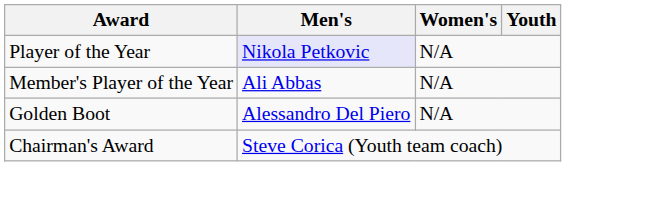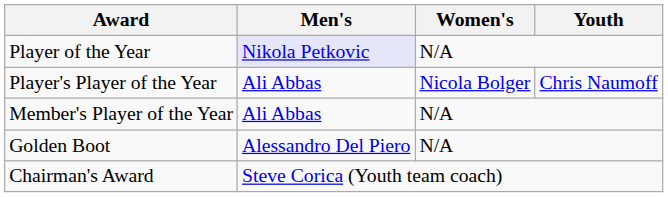+ row: (113, 82)
